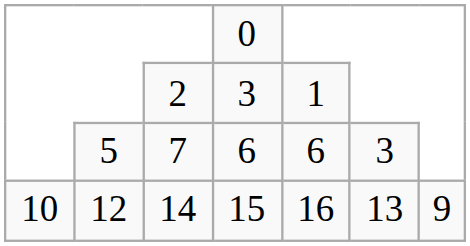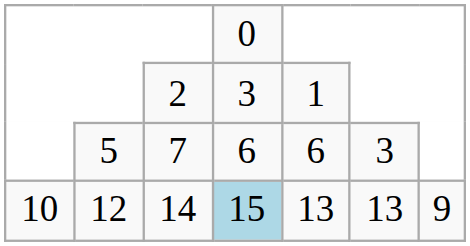(247, 209) no background -> (247, 209) lightblue background
(316, 209) 16 -> (316, 209) 13
